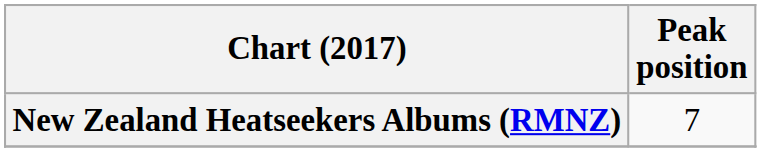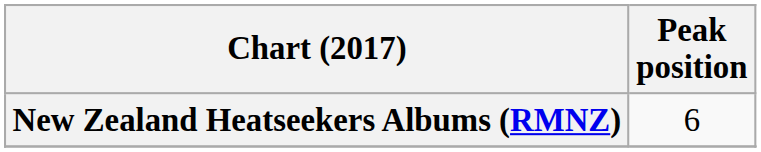(692, 119) 7 -> (692, 119) 6
